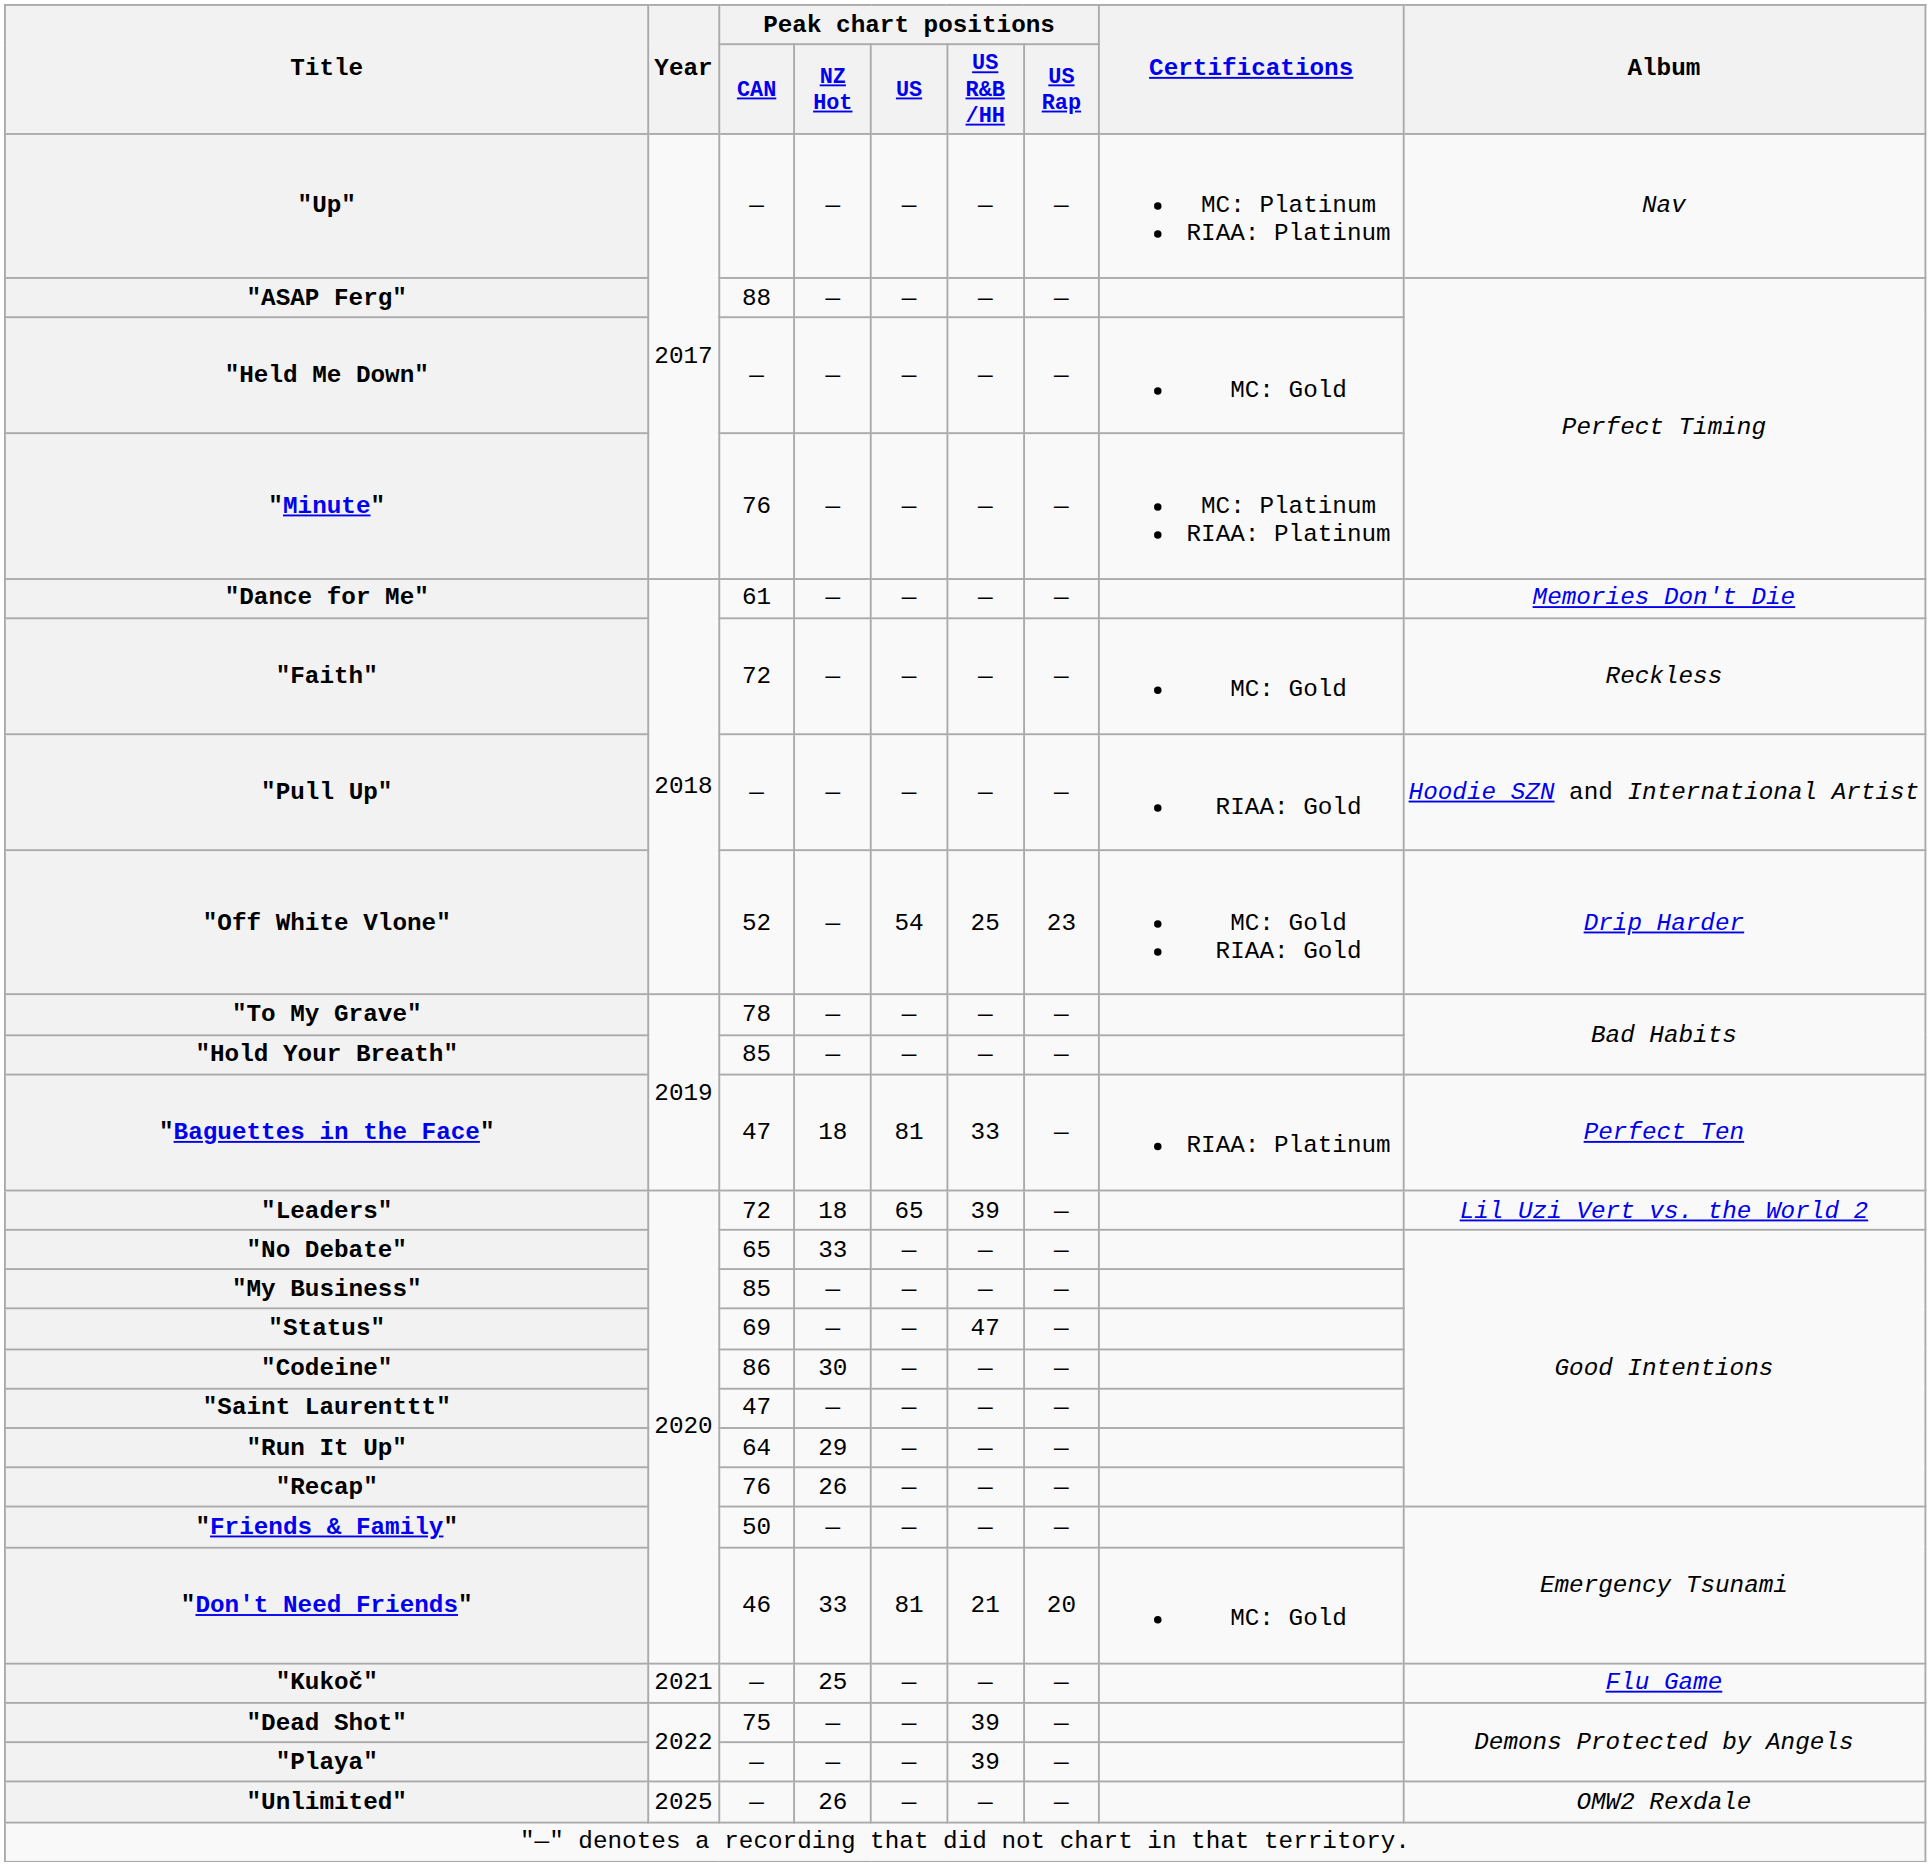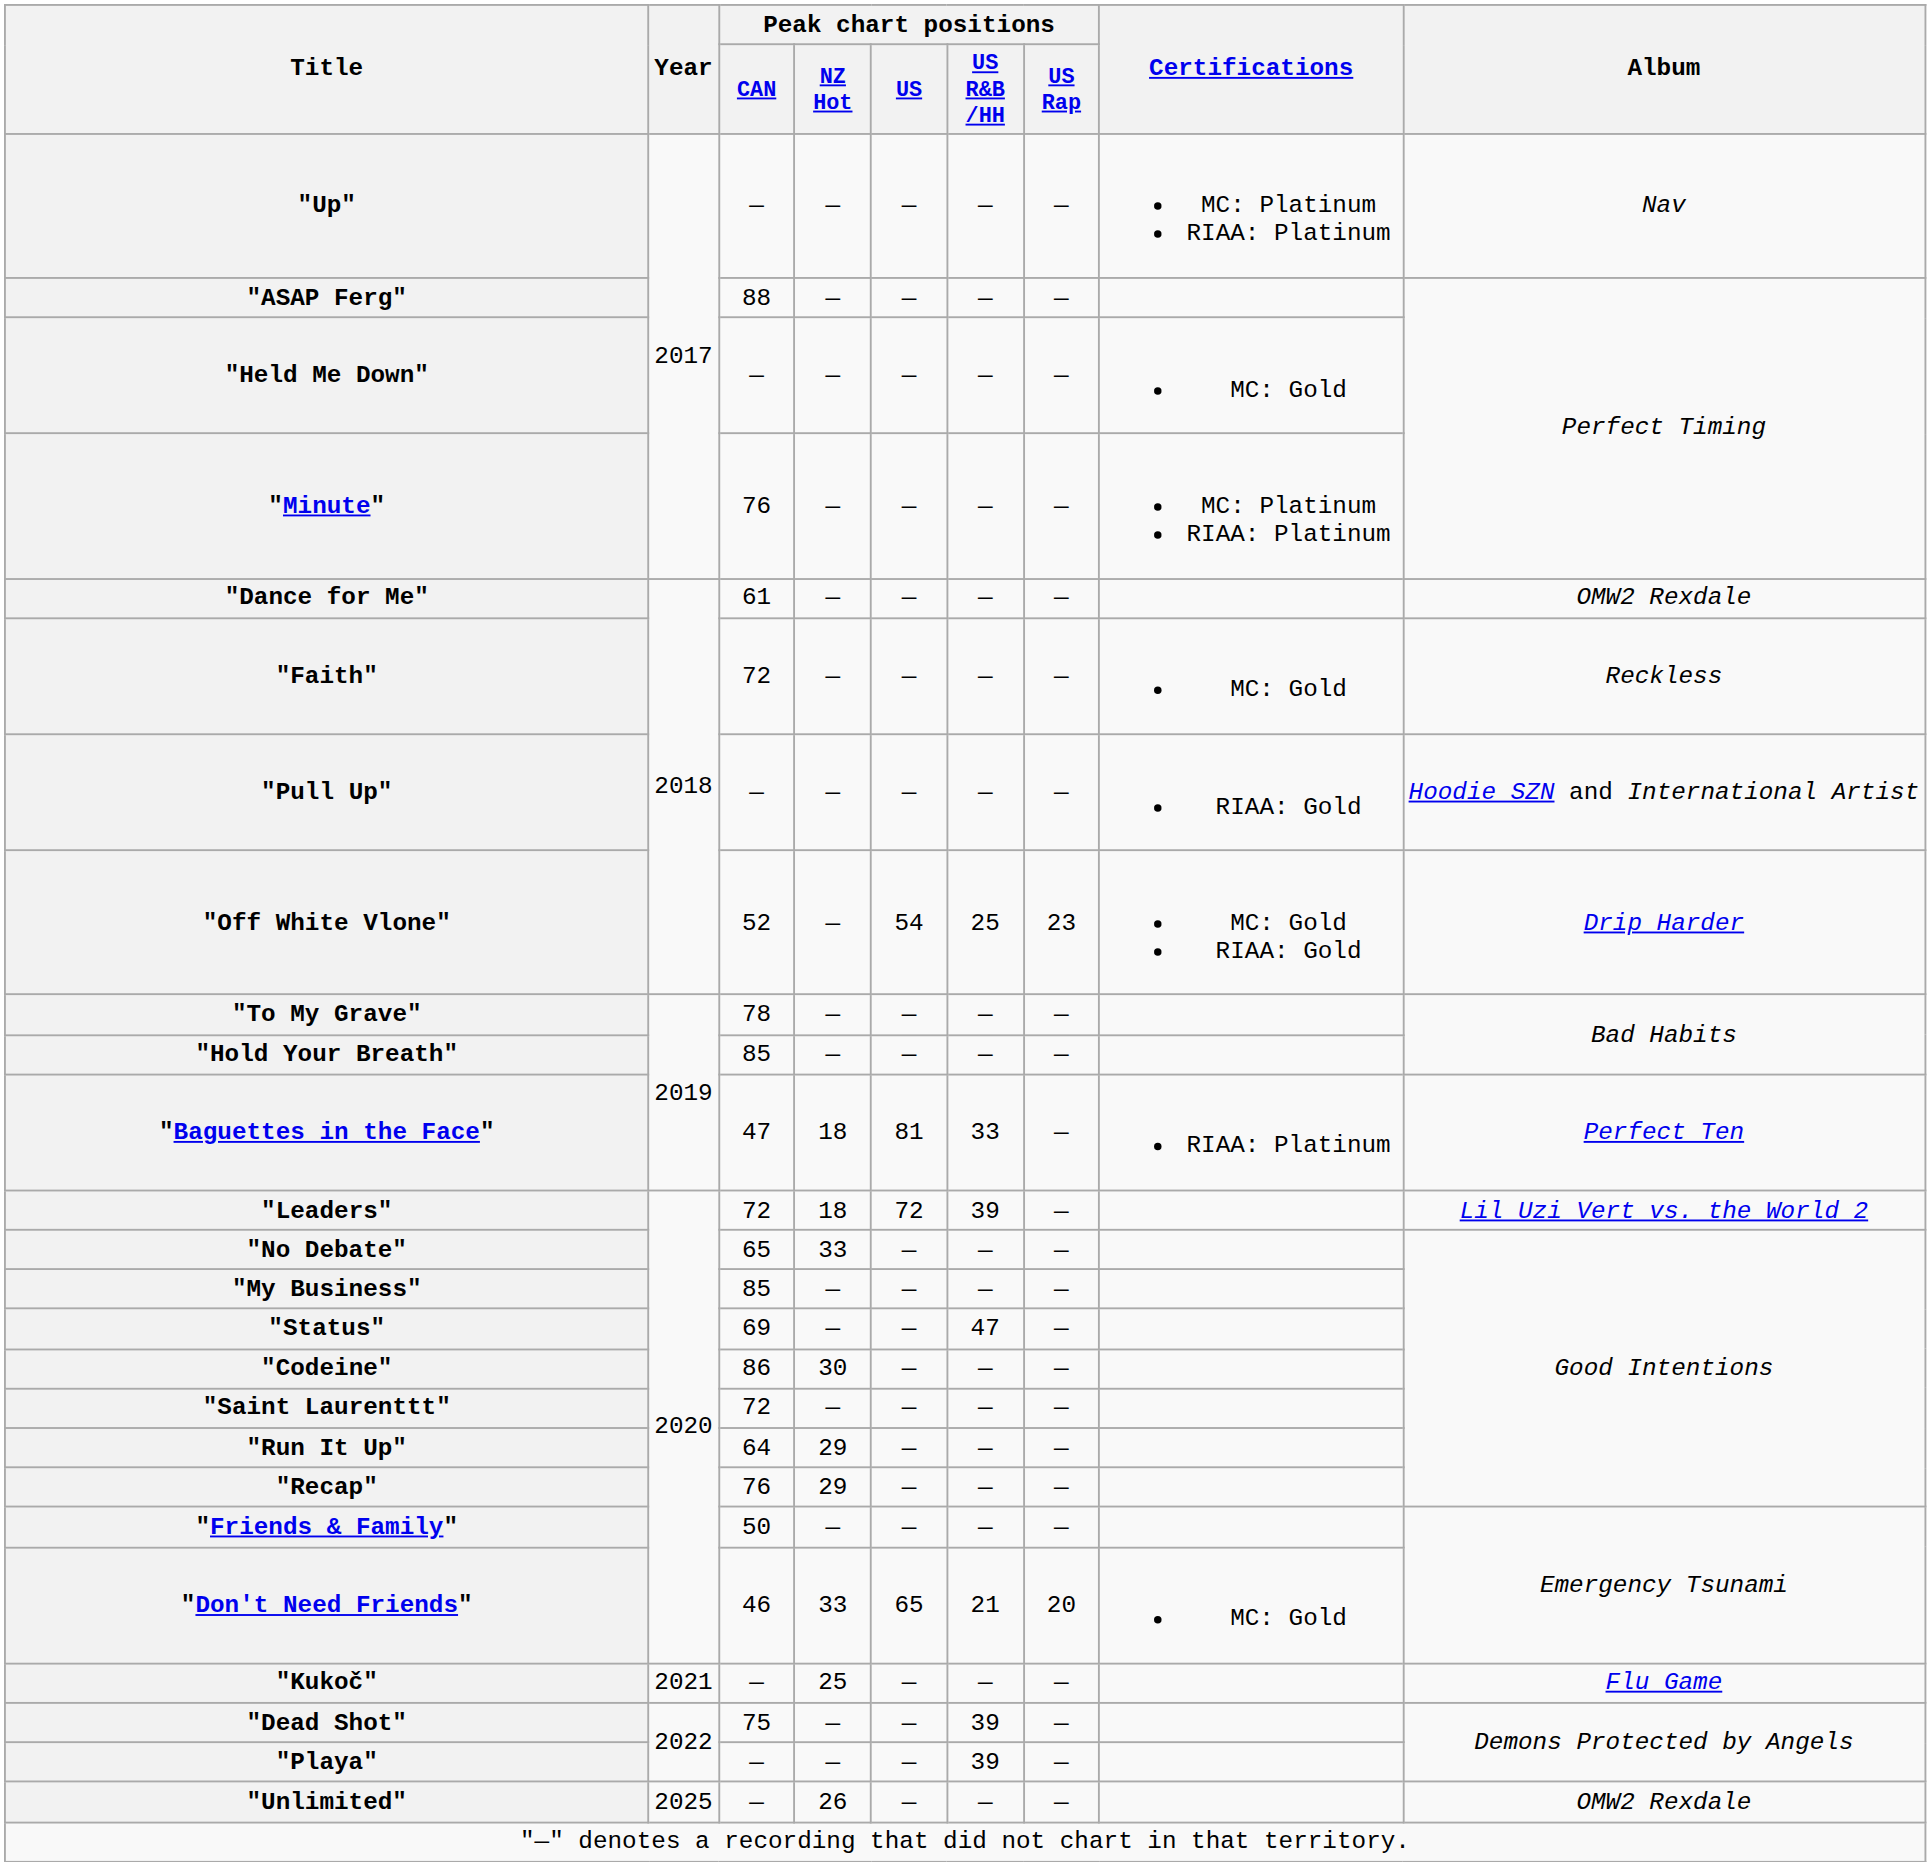(1664, 598) Memories Don't Die -> (1664, 598) OMW2 Rexdale
(909, 1210) 65 -> (909, 1210) 72
(757, 1408) 47 -> (757, 1408) 72
(833, 1487) 26 -> (833, 1487) 29
(909, 1605) 81 -> (909, 1605) 65
